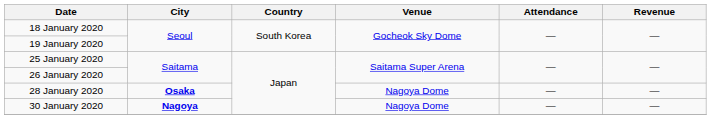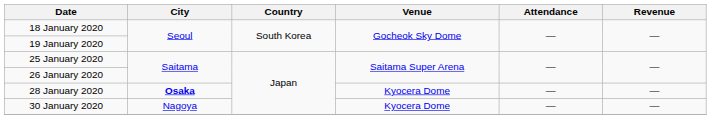(417, 91) Nagoya Dome -> (417, 91) Kyocera Dome
(180, 106) bold -> (180, 106) normal
(417, 106) Nagoya Dome -> (417, 106) Kyocera Dome
